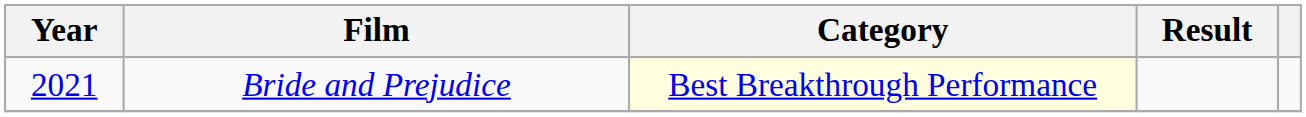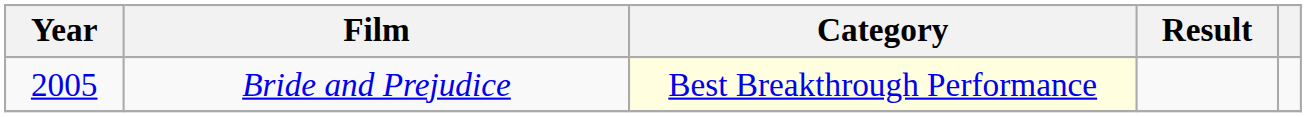(64, 83) 2021 -> (64, 83) 2005
